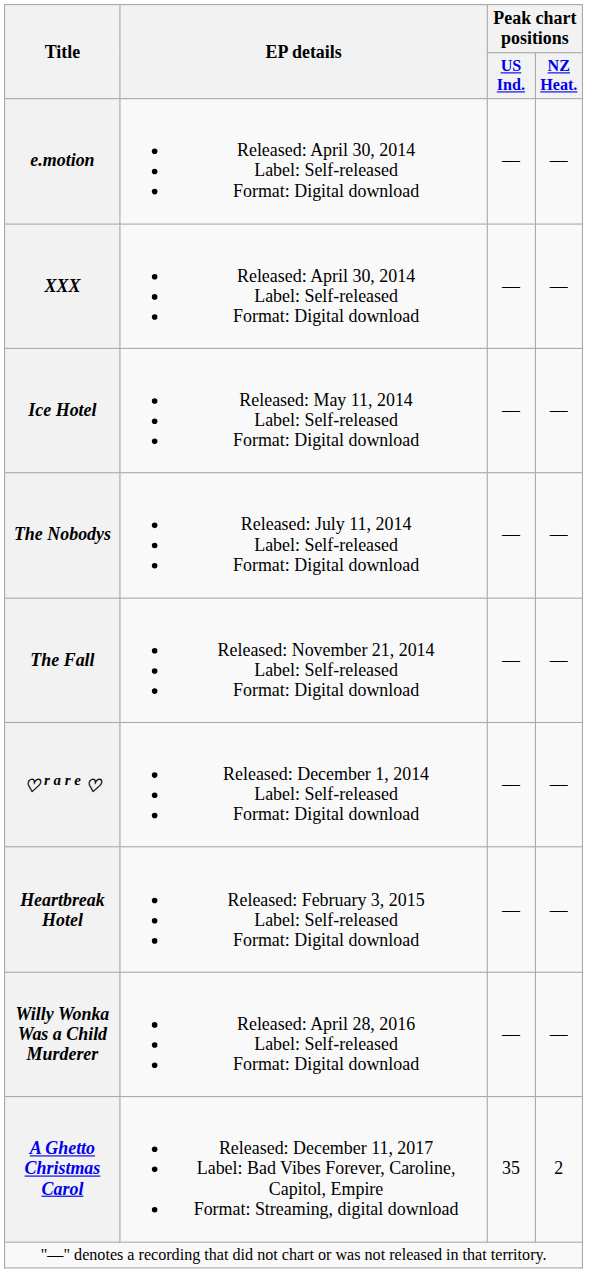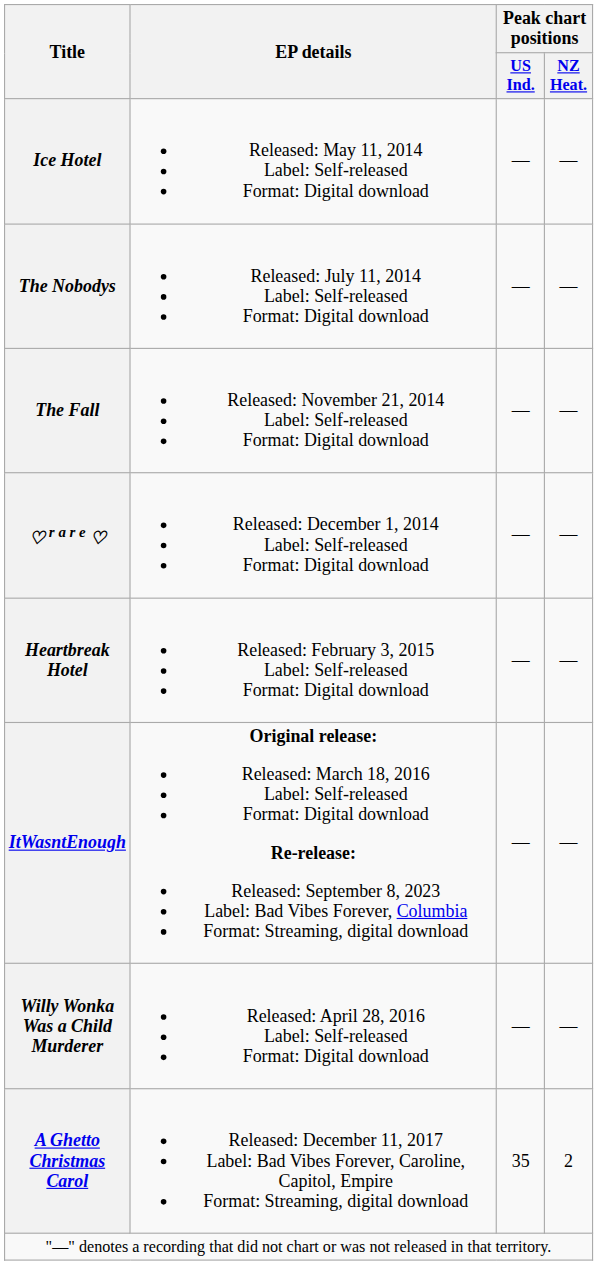- row: (62, 161)
- row: (62, 285)
+ row: (67, 843)
